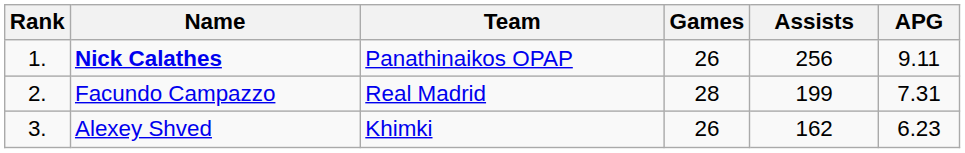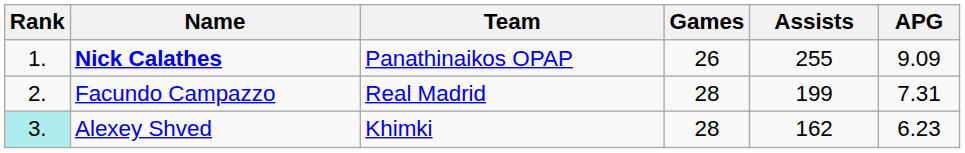(814, 57) 256 -> (814, 57) 255
(919, 57) 9.11 -> (919, 57) 9.09
(37, 128) no background -> (37, 128) paleturquoise background
(707, 128) 26 -> (707, 128) 28
